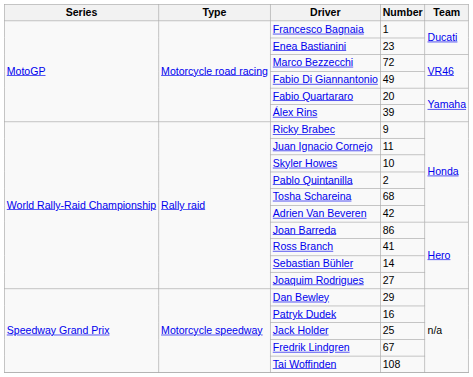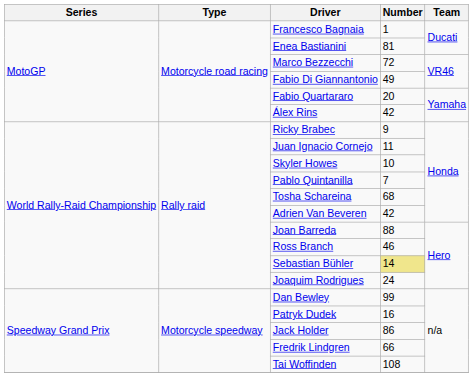(389, 46) 23 -> (389, 46) 81
(389, 113) 39 -> (389, 113) 42
(386, 180) 2 -> (386, 180) 7
(389, 230) 86 -> (389, 230) 88
(389, 247) 41 -> (389, 247) 46
(389, 264) no background -> (389, 264) khaki background
(389, 280) 27 -> (389, 280) 24
(389, 297) 29 -> (389, 297) 99
(389, 331) 25 -> (389, 331) 86
(389, 347) 67 -> (389, 347) 66
